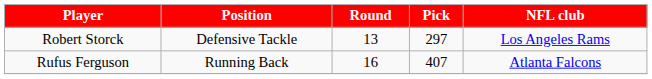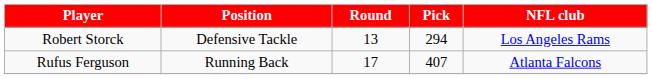(436, 39) 297 -> (436, 39) 294
(371, 62) 16 -> (371, 62) 17
